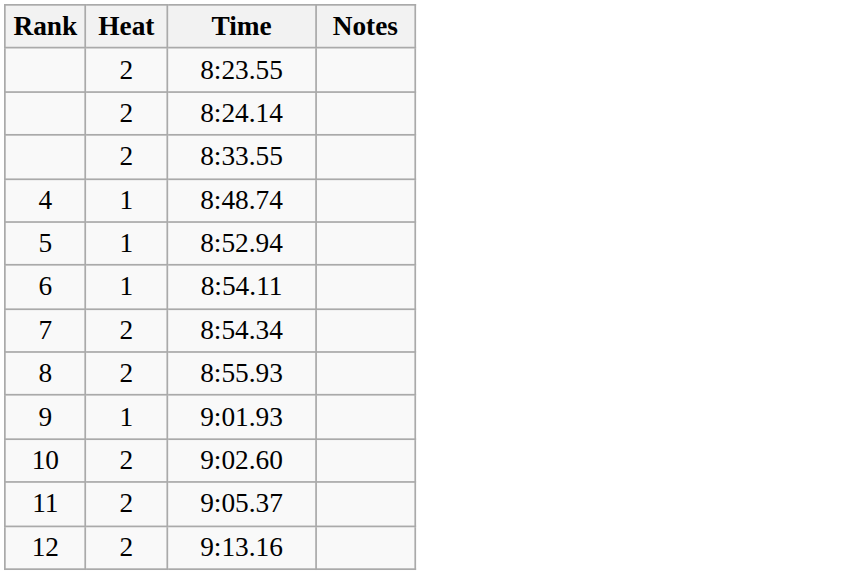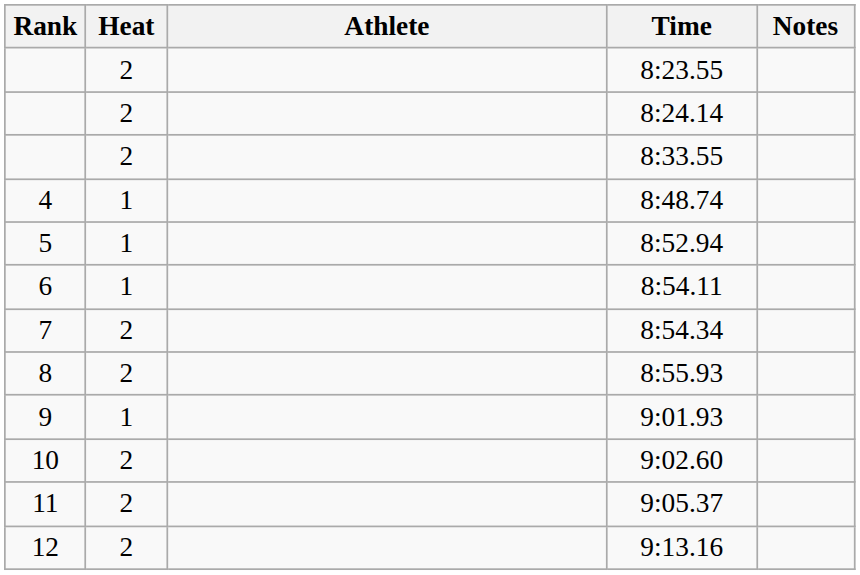+ column: (387, 26)
